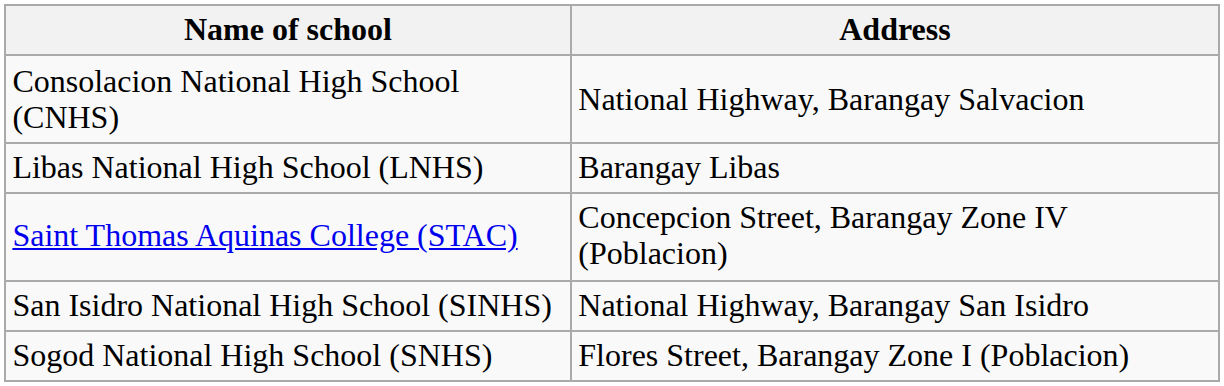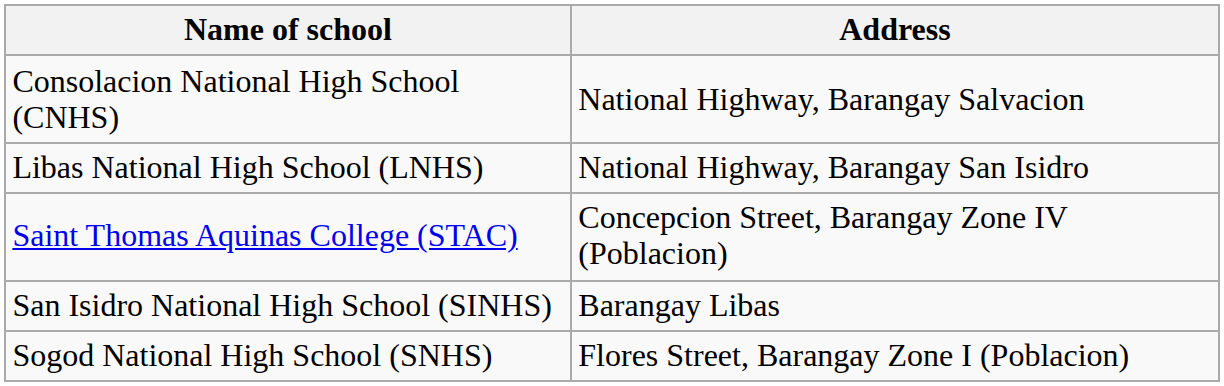(679, 167) Barangay Libas -> (834, 167) National Highway, Barangay San Isidro
(834, 304) National Highway, Barangay San Isidro -> (679, 304) Barangay Libas
